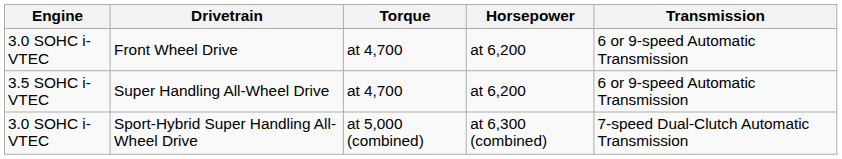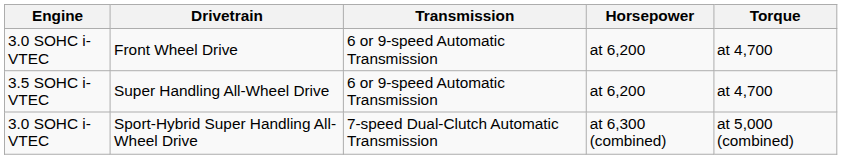columns swapped: (715, 16) <-> (405, 16)
